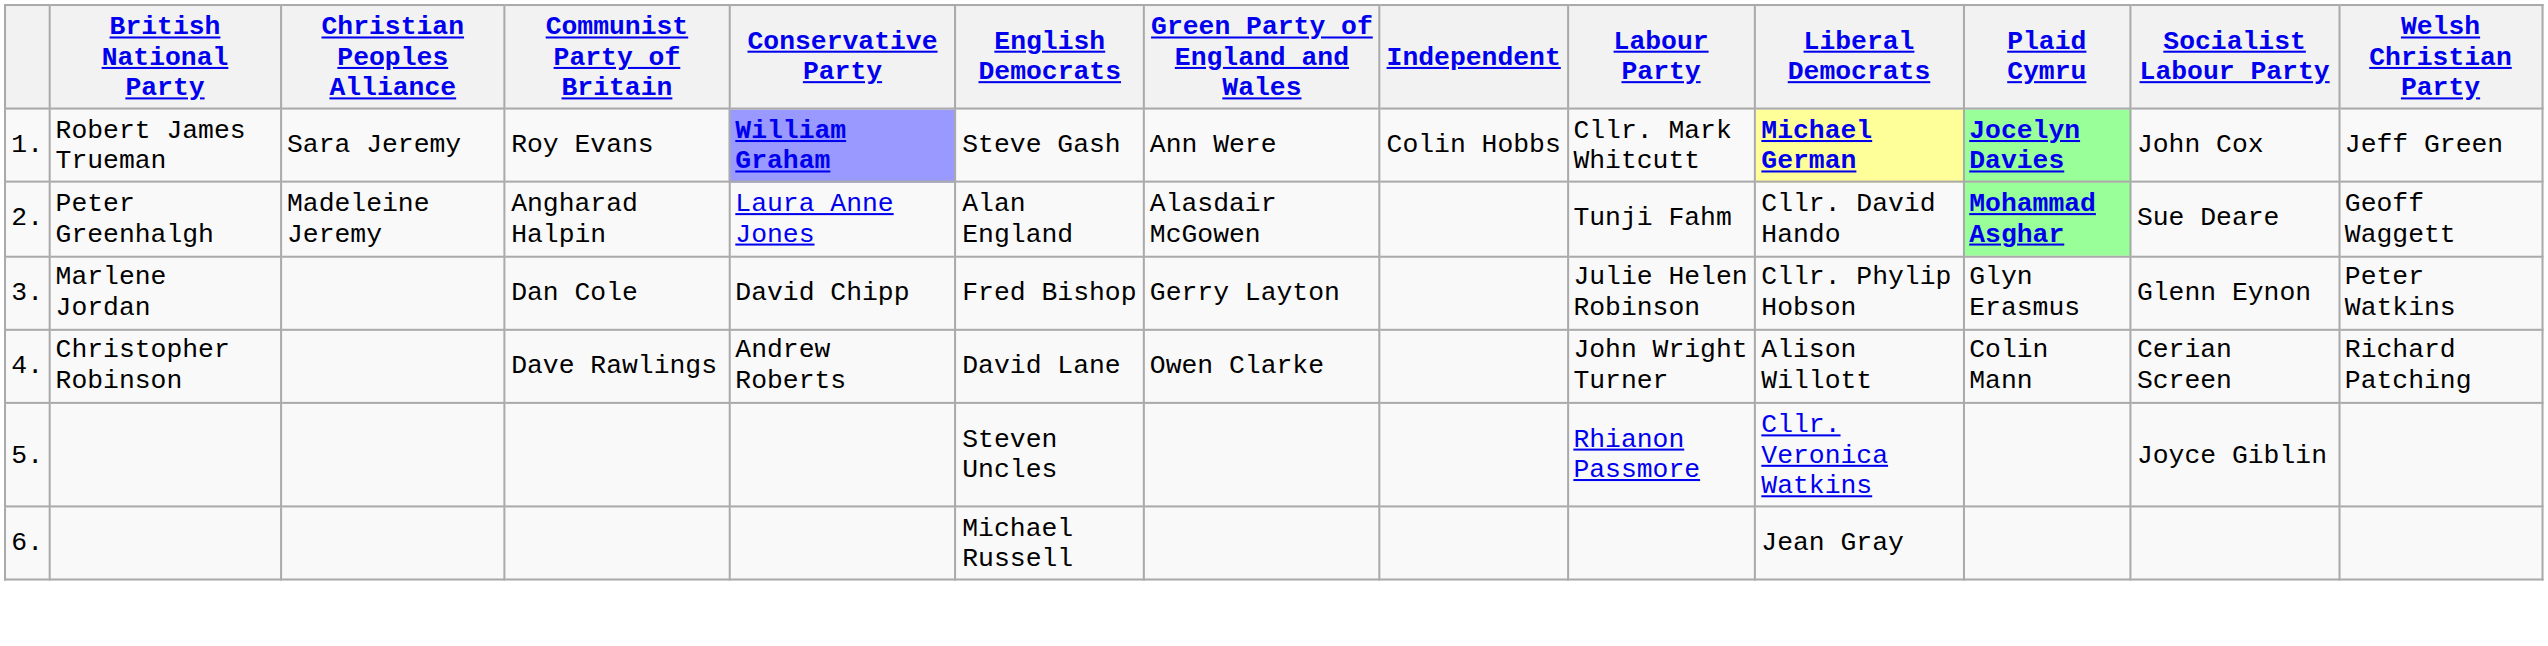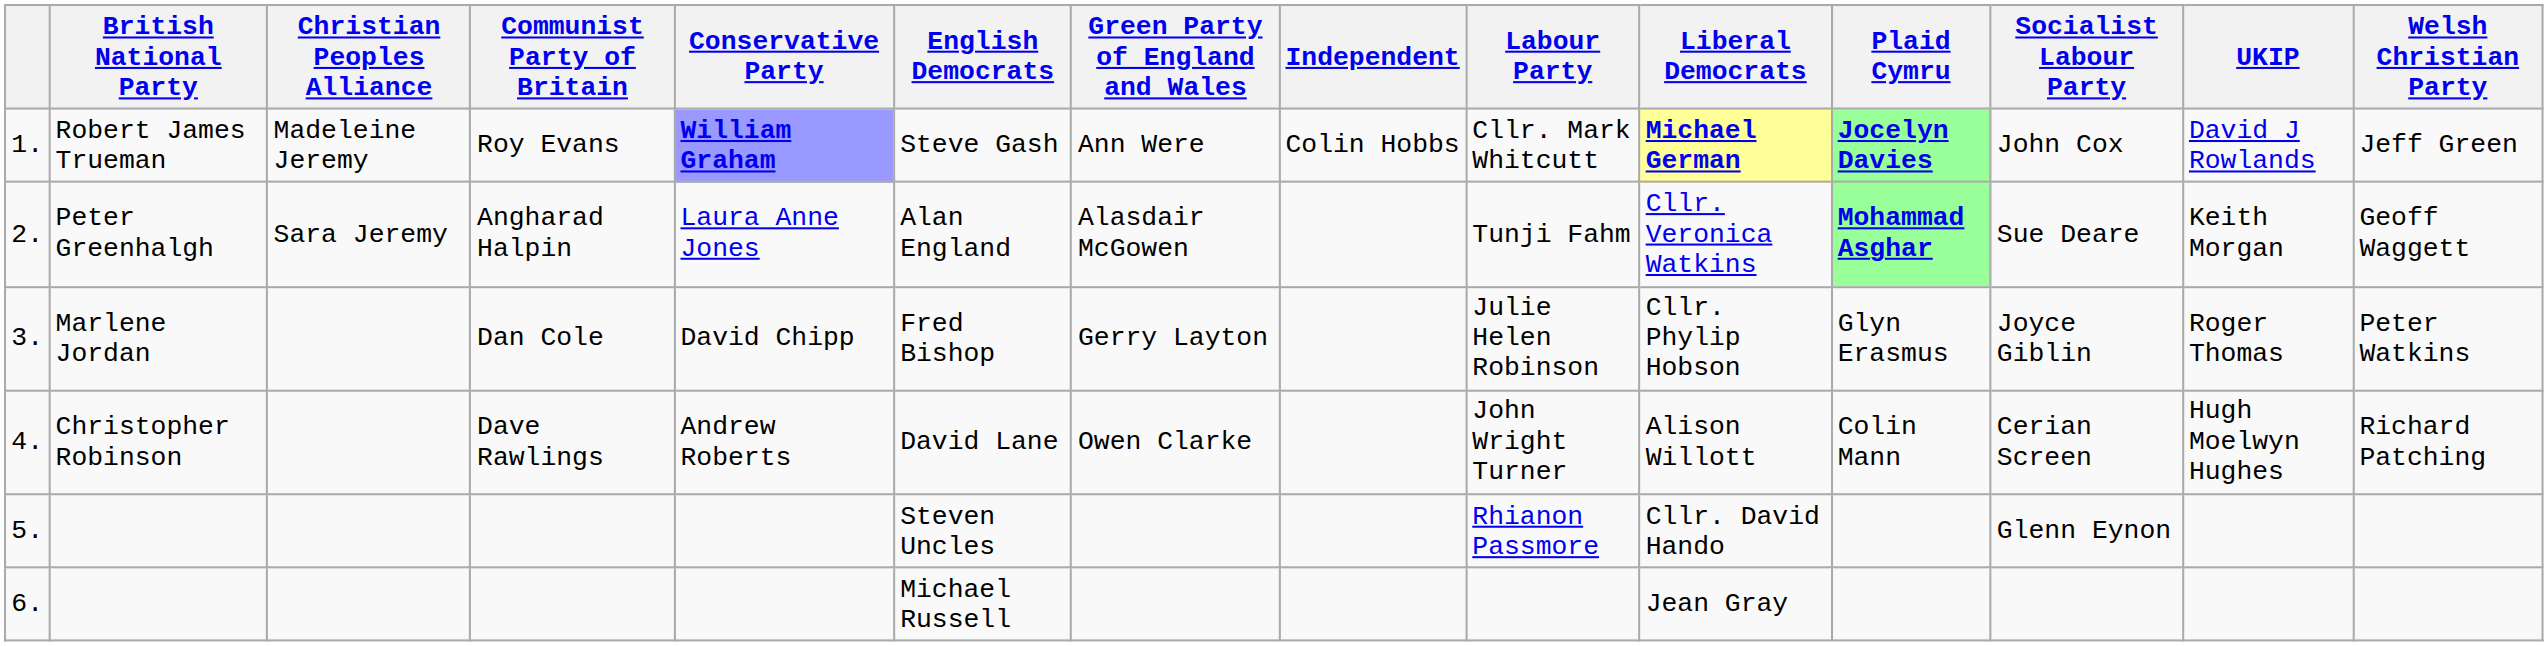+ column: (2268, 57)
(374, 146) Sara Jeremy -> (345, 146) Madeleine Jeremy
(358, 219) Madeleine Jeremy -> (361, 234) Sara Jeremy
(1848, 219) Cllr. David Hando -> (1709, 234) Cllr. Veronica Watkins
(2224, 293) Glenn Eynon -> (2044, 338) Joyce Giblin
(1825, 455) Cllr. Veronica Watkins -> (1733, 531) Cllr. David Hando
(2232, 455) Joyce Giblin -> (2084, 531) Glenn Eynon
